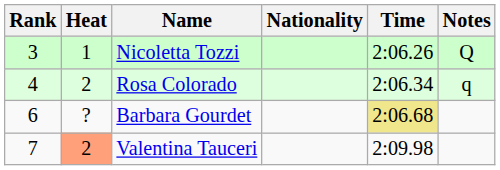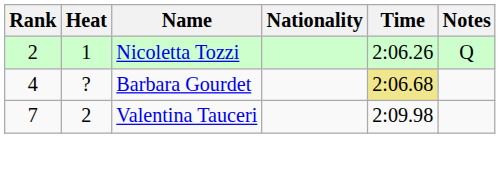(33, 52) 3 -> (33, 52) 2
- row: (177, 84)
(33, 116) 6 -> (33, 84) 4
(86, 148) lightsalmon background -> (86, 116) no background
